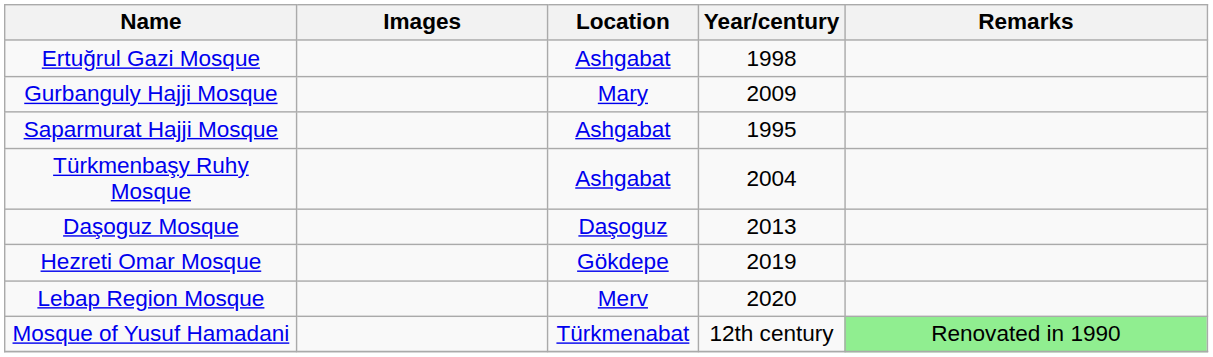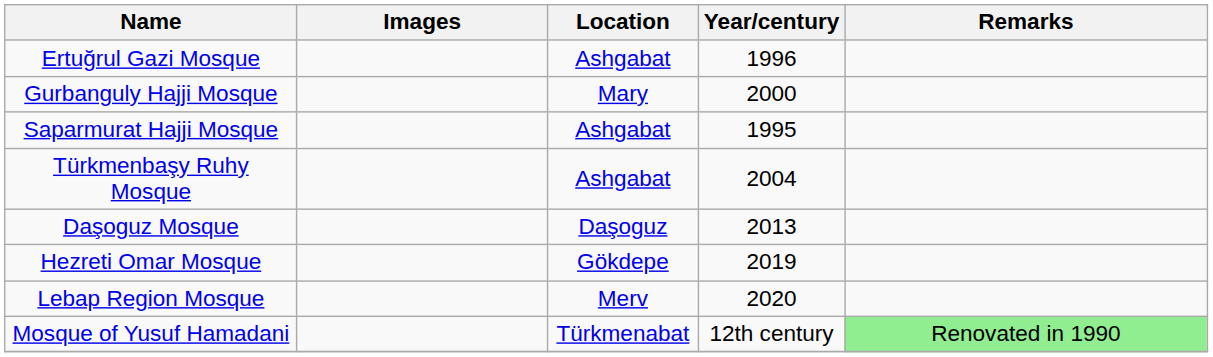(772, 58) 1998 -> (772, 58) 1996
(772, 93) 2009 -> (772, 93) 2000
